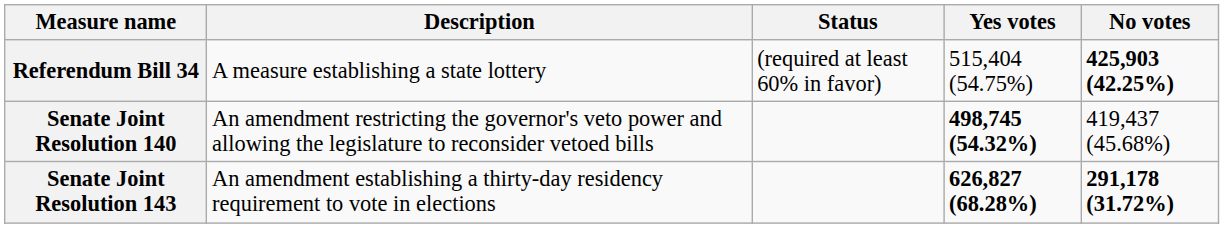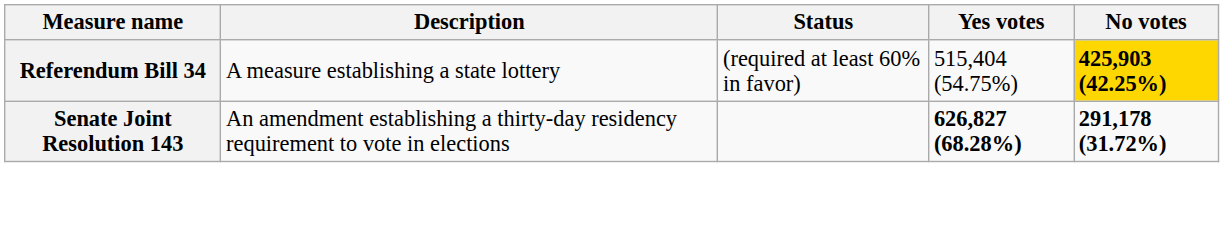(1130, 70) no background -> (1123, 70) gold background
- row: (106, 131)
